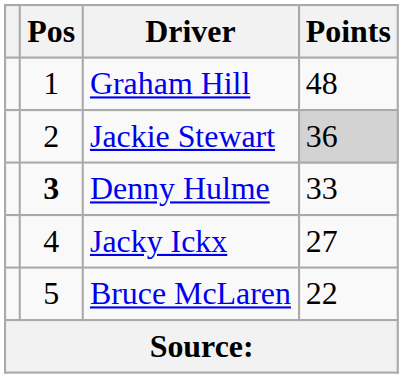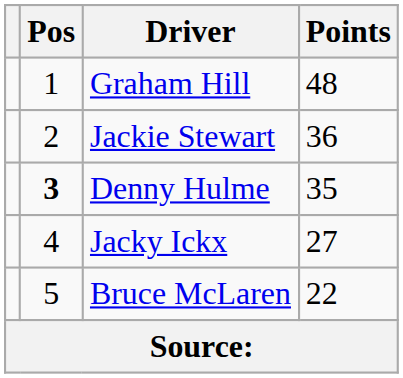(322, 136) lightgrey background -> (322, 136) no background
(322, 188) 33 -> (322, 188) 35
